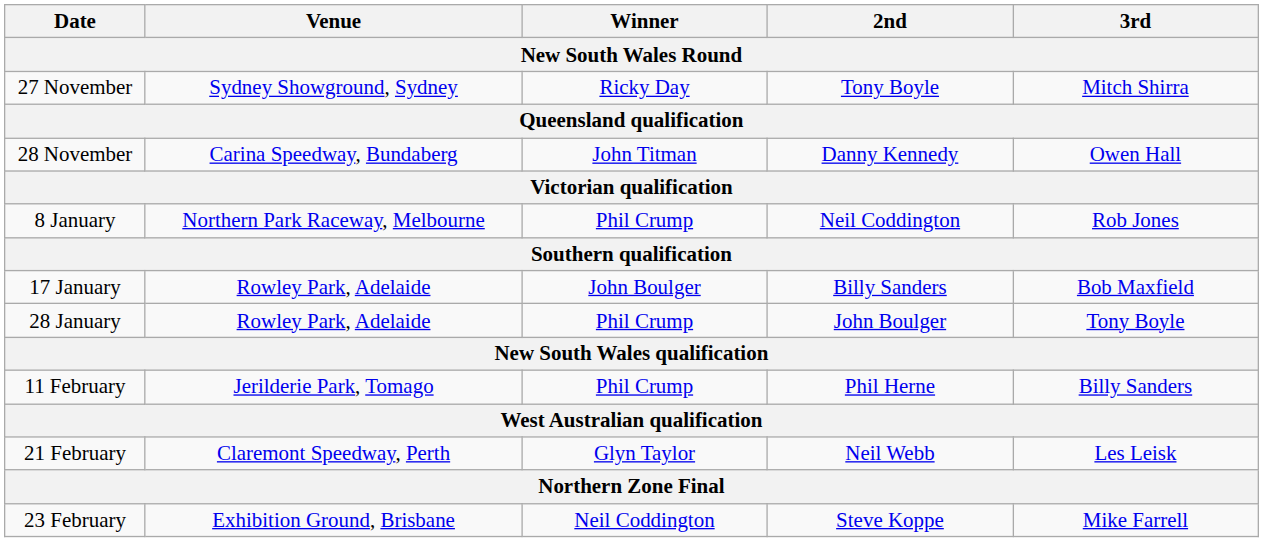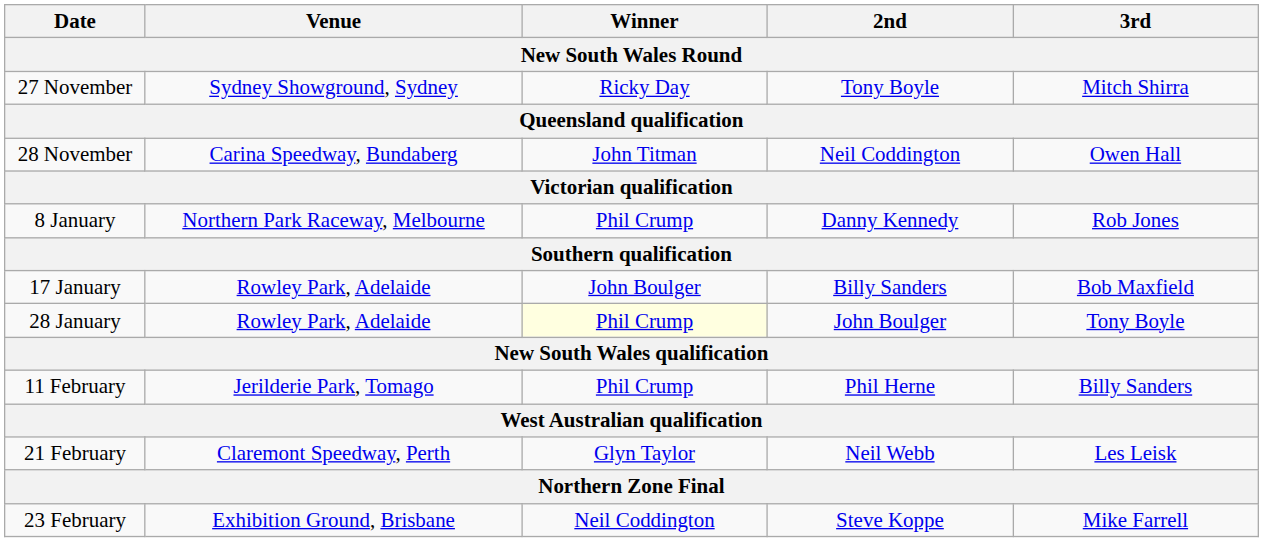(890, 154) Danny Kennedy -> (890, 154) Neil Coddington
(890, 220) Neil Coddington -> (890, 220) Danny Kennedy
(644, 320) no background -> (644, 320) lightyellow background
